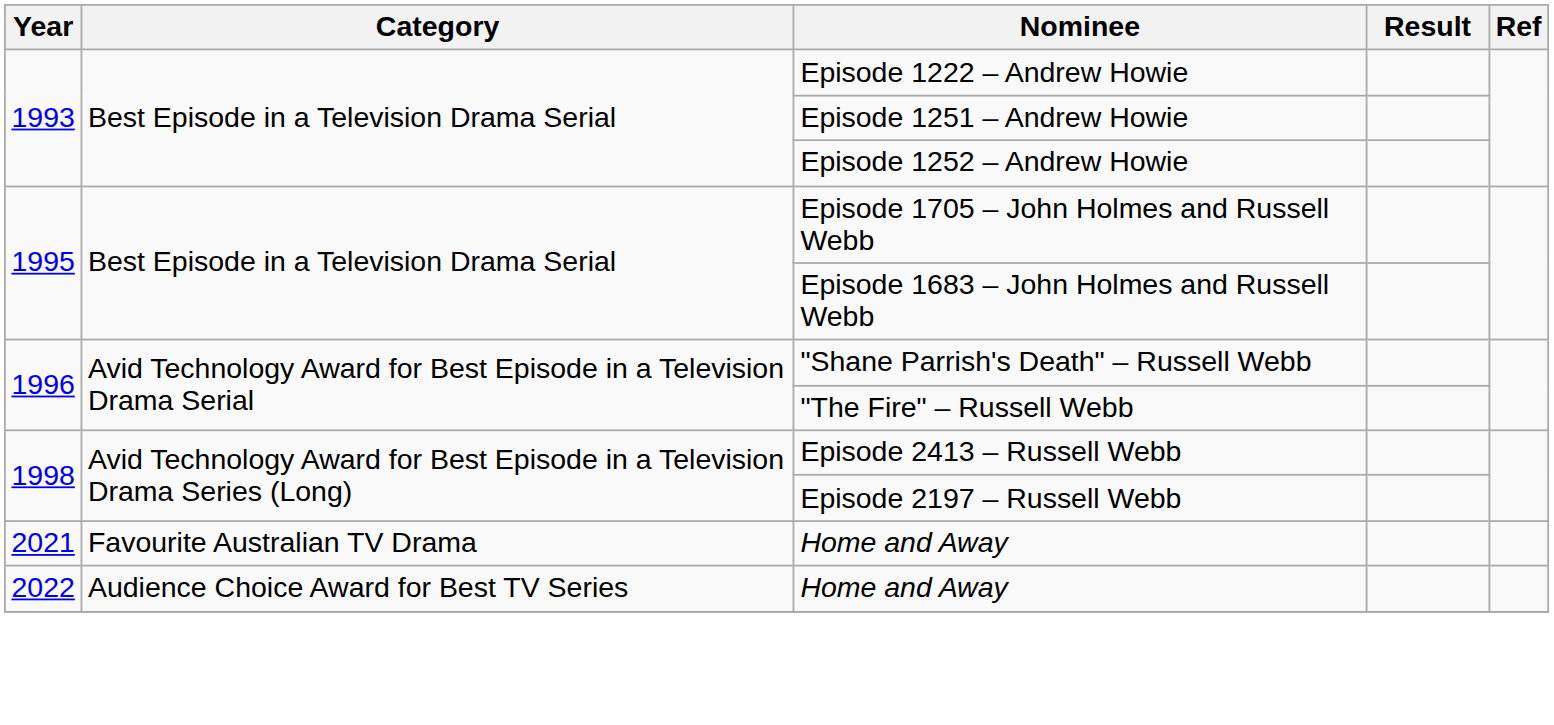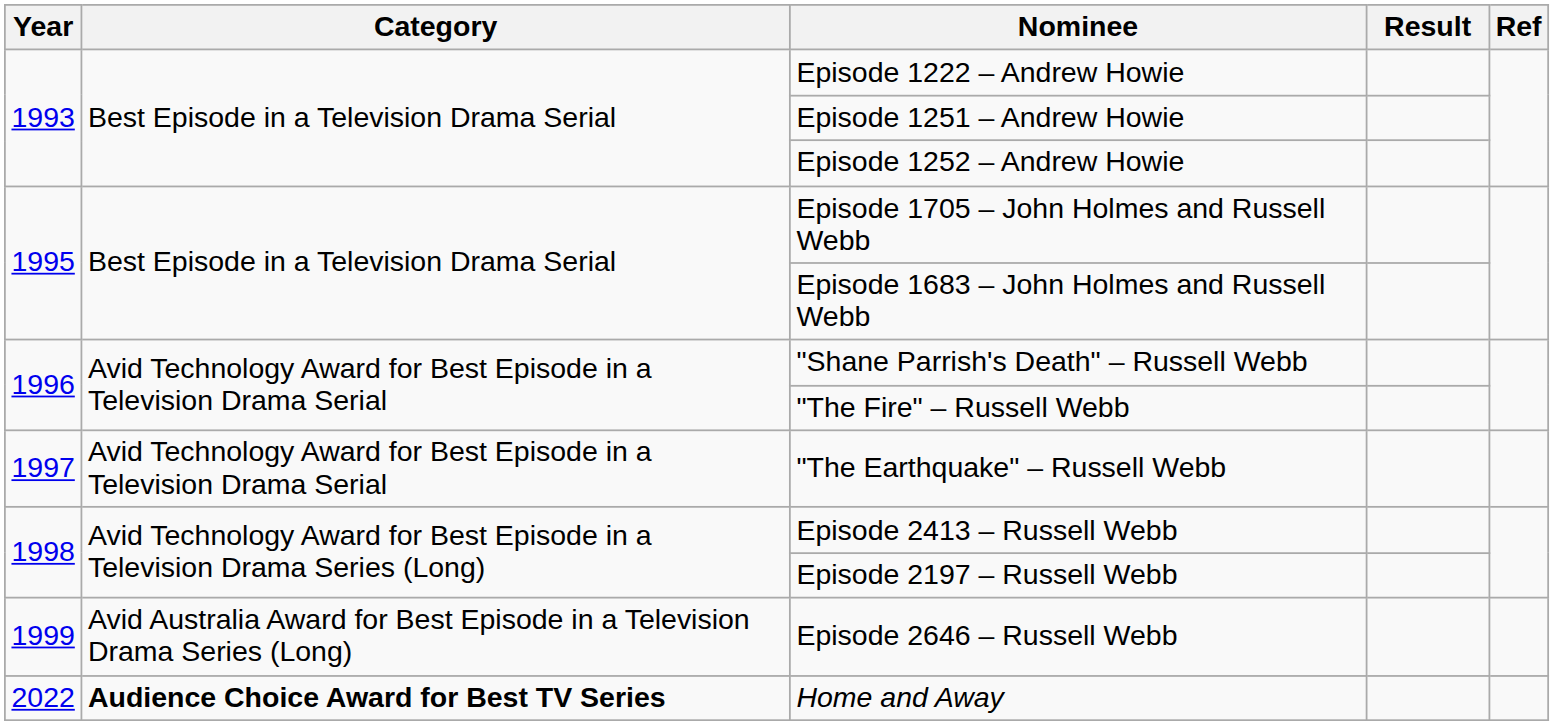+ row: (43, 468)
+ row: (43, 636)
- row: (43, 542)
(358, 588) normal -> (377, 697) bold
